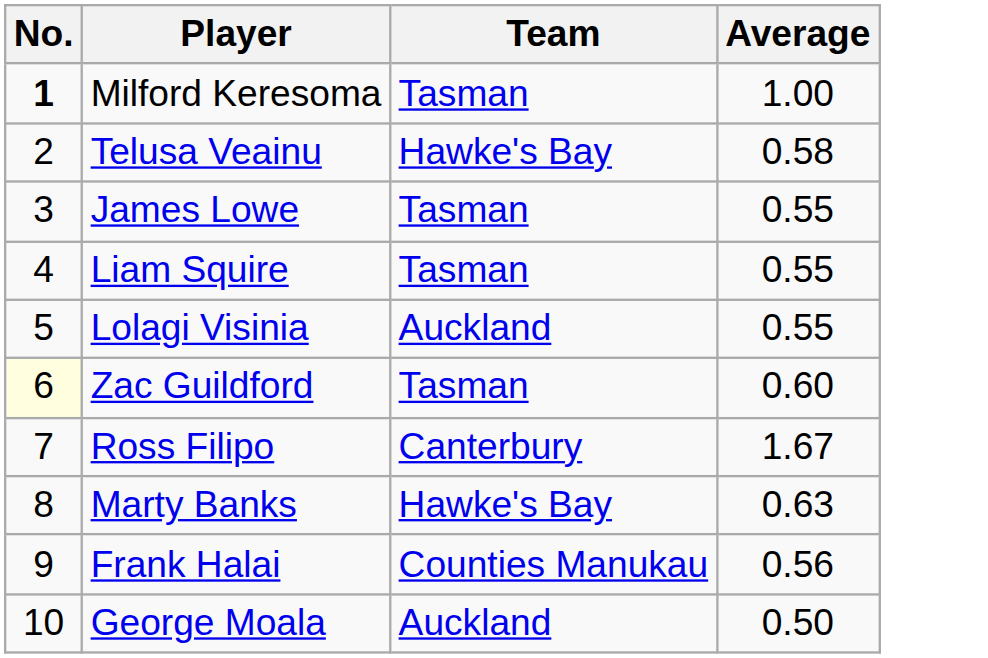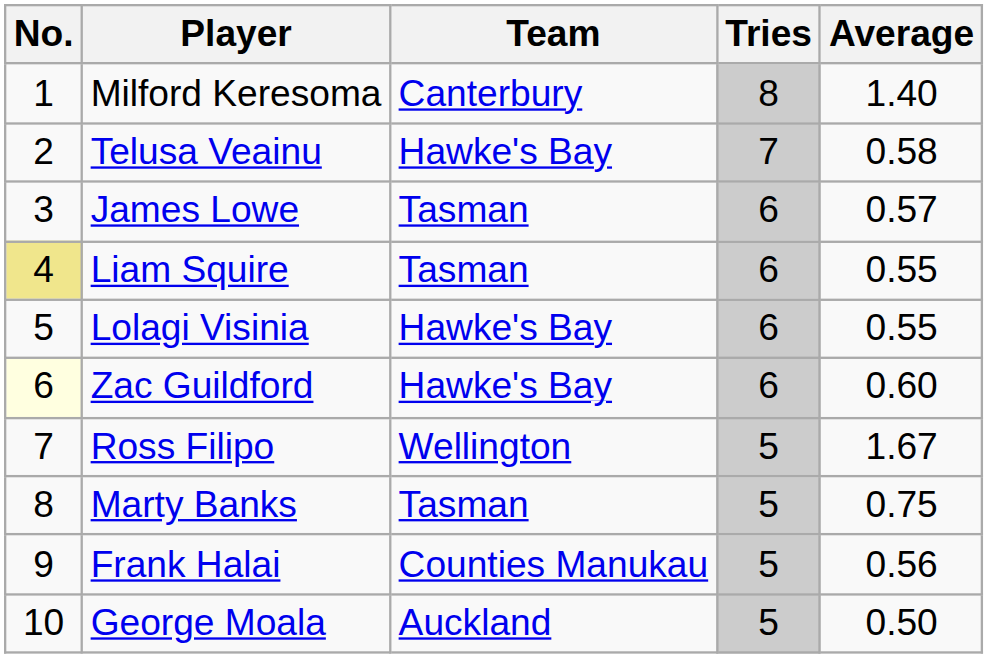+ column: (769, 33)
(44, 92) bold -> (44, 92) normal
(464, 92) Tasman -> (490, 92) Canterbury
(798, 92) 1.00 -> (902, 92) 1.40
(798, 210) 0.55 -> (902, 210) 0.57
(44, 269) no background -> (44, 269) khaki background
(475, 328) Auckland -> (505, 328) Hawke's Bay
(464, 387) Tasman -> (505, 387) Hawke's Bay
(490, 446) Canterbury -> (485, 446) Wellington
(505, 504) Hawke's Bay -> (464, 504) Tasman
(798, 504) 0.63 -> (902, 504) 0.75
